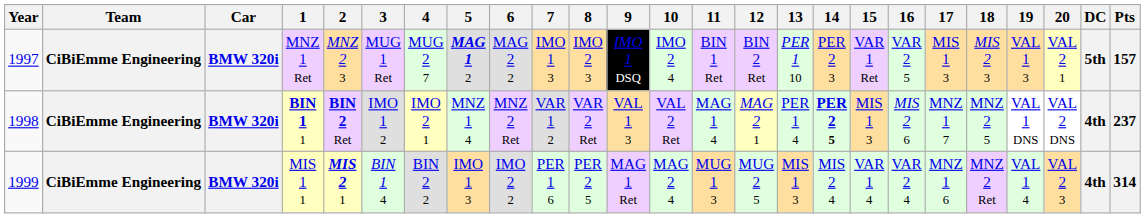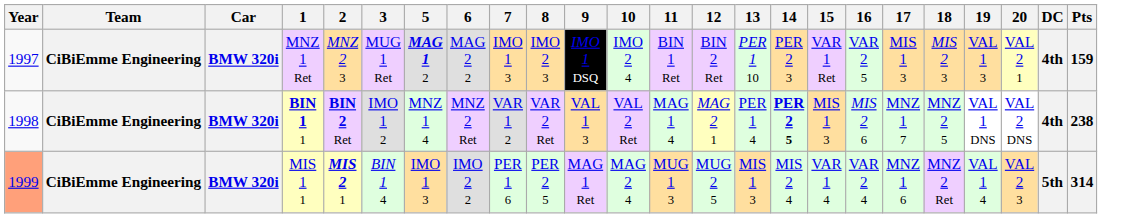- column: (426, 16)
(1095, 59) 5th -> (1052, 59) 4th
(1125, 59) 157 -> (1082, 59) 159
(1125, 120) 237 -> (1082, 120) 238
(23, 181) no background -> (23, 181) lightsalmon background
(1095, 181) 4th -> (1052, 181) 5th
